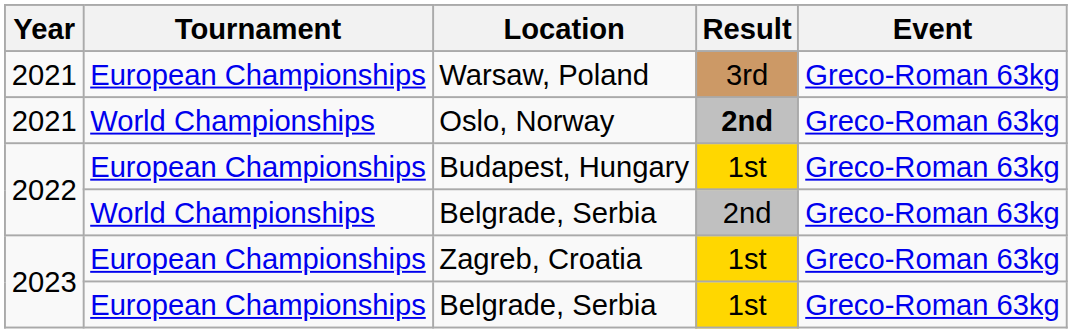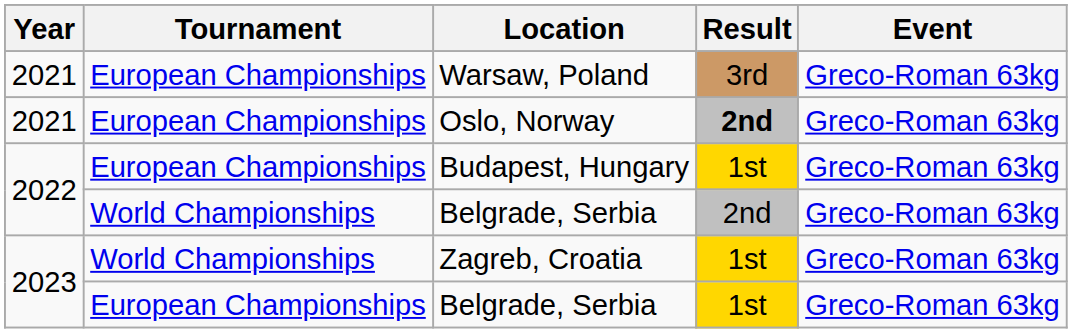(233, 121) World Championships -> (258, 121) European Championships
(258, 259) European Championships -> (233, 259) World Championships
